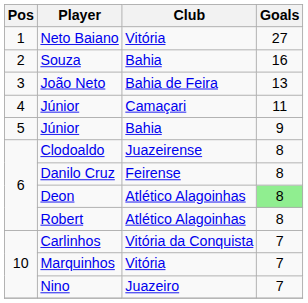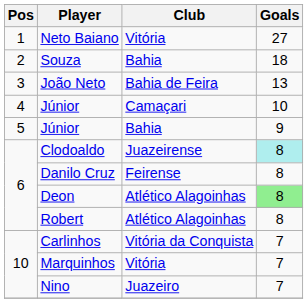(280, 60) 16 -> (280, 60) 18
(280, 106) 11 -> (280, 106) 10
(280, 151) no background -> (280, 151) paleturquoise background
